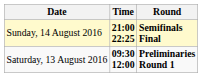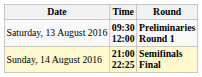rows swapped: (57, 59) <-> (54, 33)
